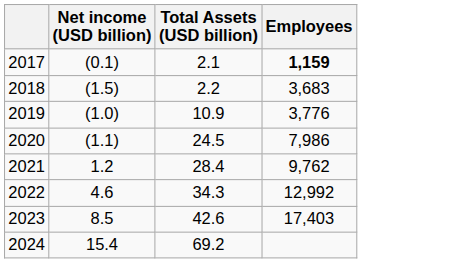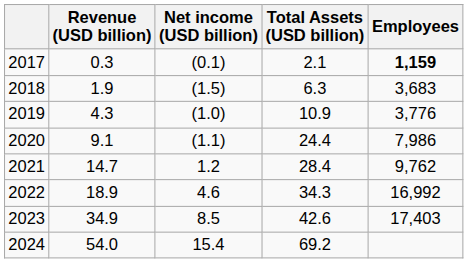+ column: (102, 26)
(208, 88) 2.2 -> (315, 88) 6.3
(208, 140) 24.5 -> (315, 140) 24.4
(309, 192) 12,992 -> (415, 192) 16,992
